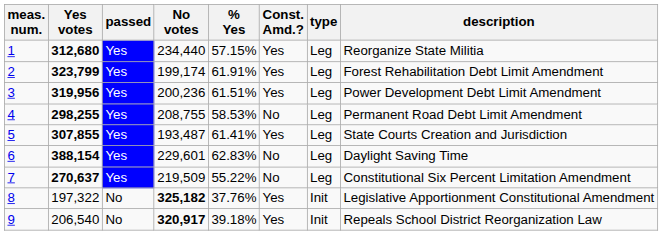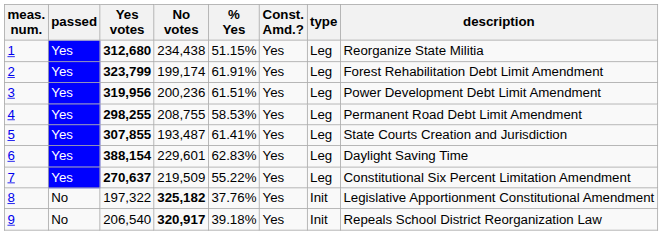columns swapped: (128, 22) <-> (75, 22)
(181, 51) 234,440 -> (181, 51) 234,438
(234, 51) 57.15% -> (234, 51) 51.15%
(271, 114) No -> (273, 114) Yes
(271, 156) No -> (273, 156) Yes
(271, 177) No -> (273, 177) Yes
